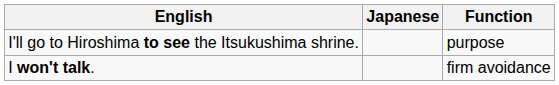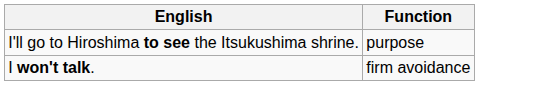- column: (403, 17)
